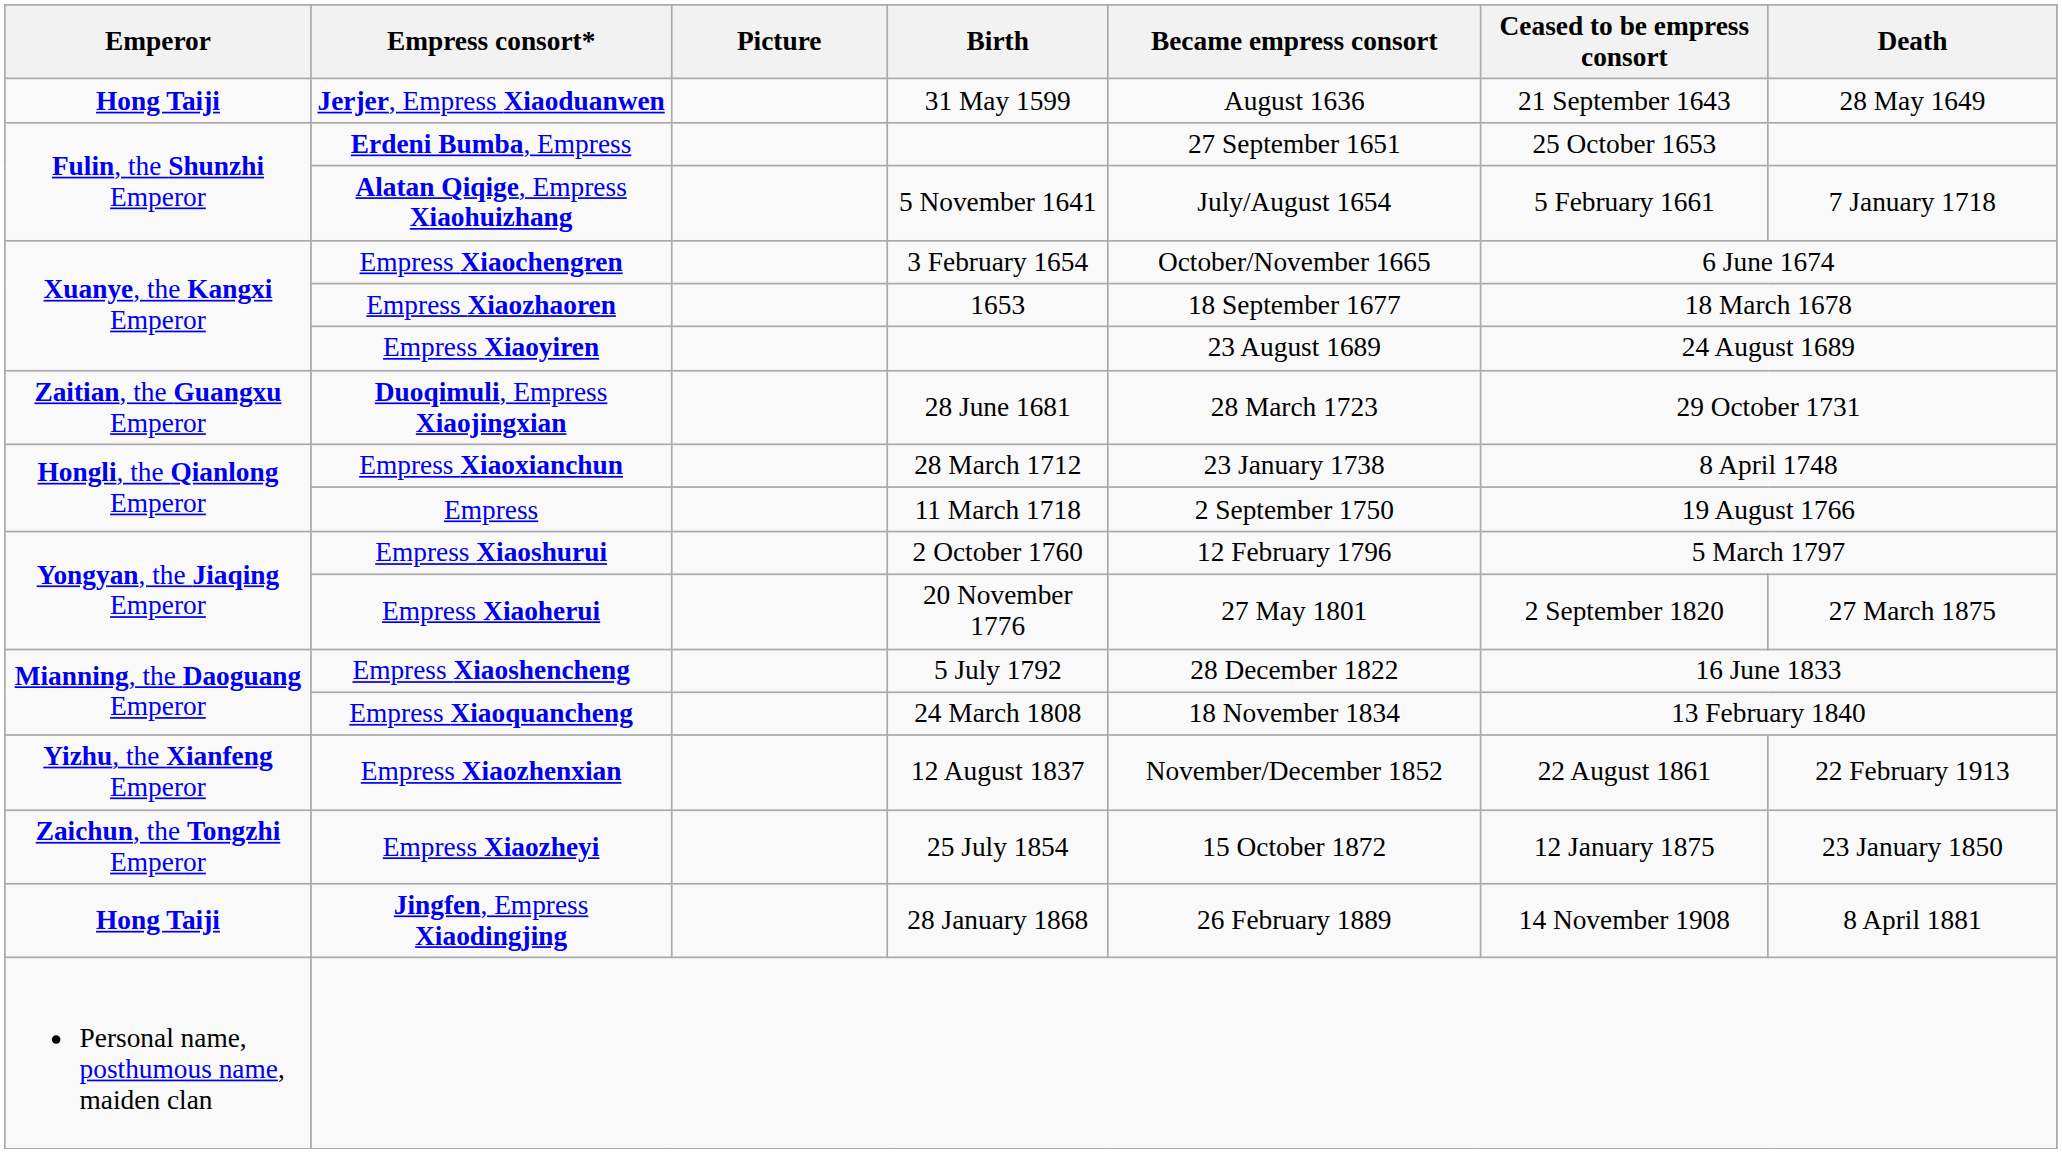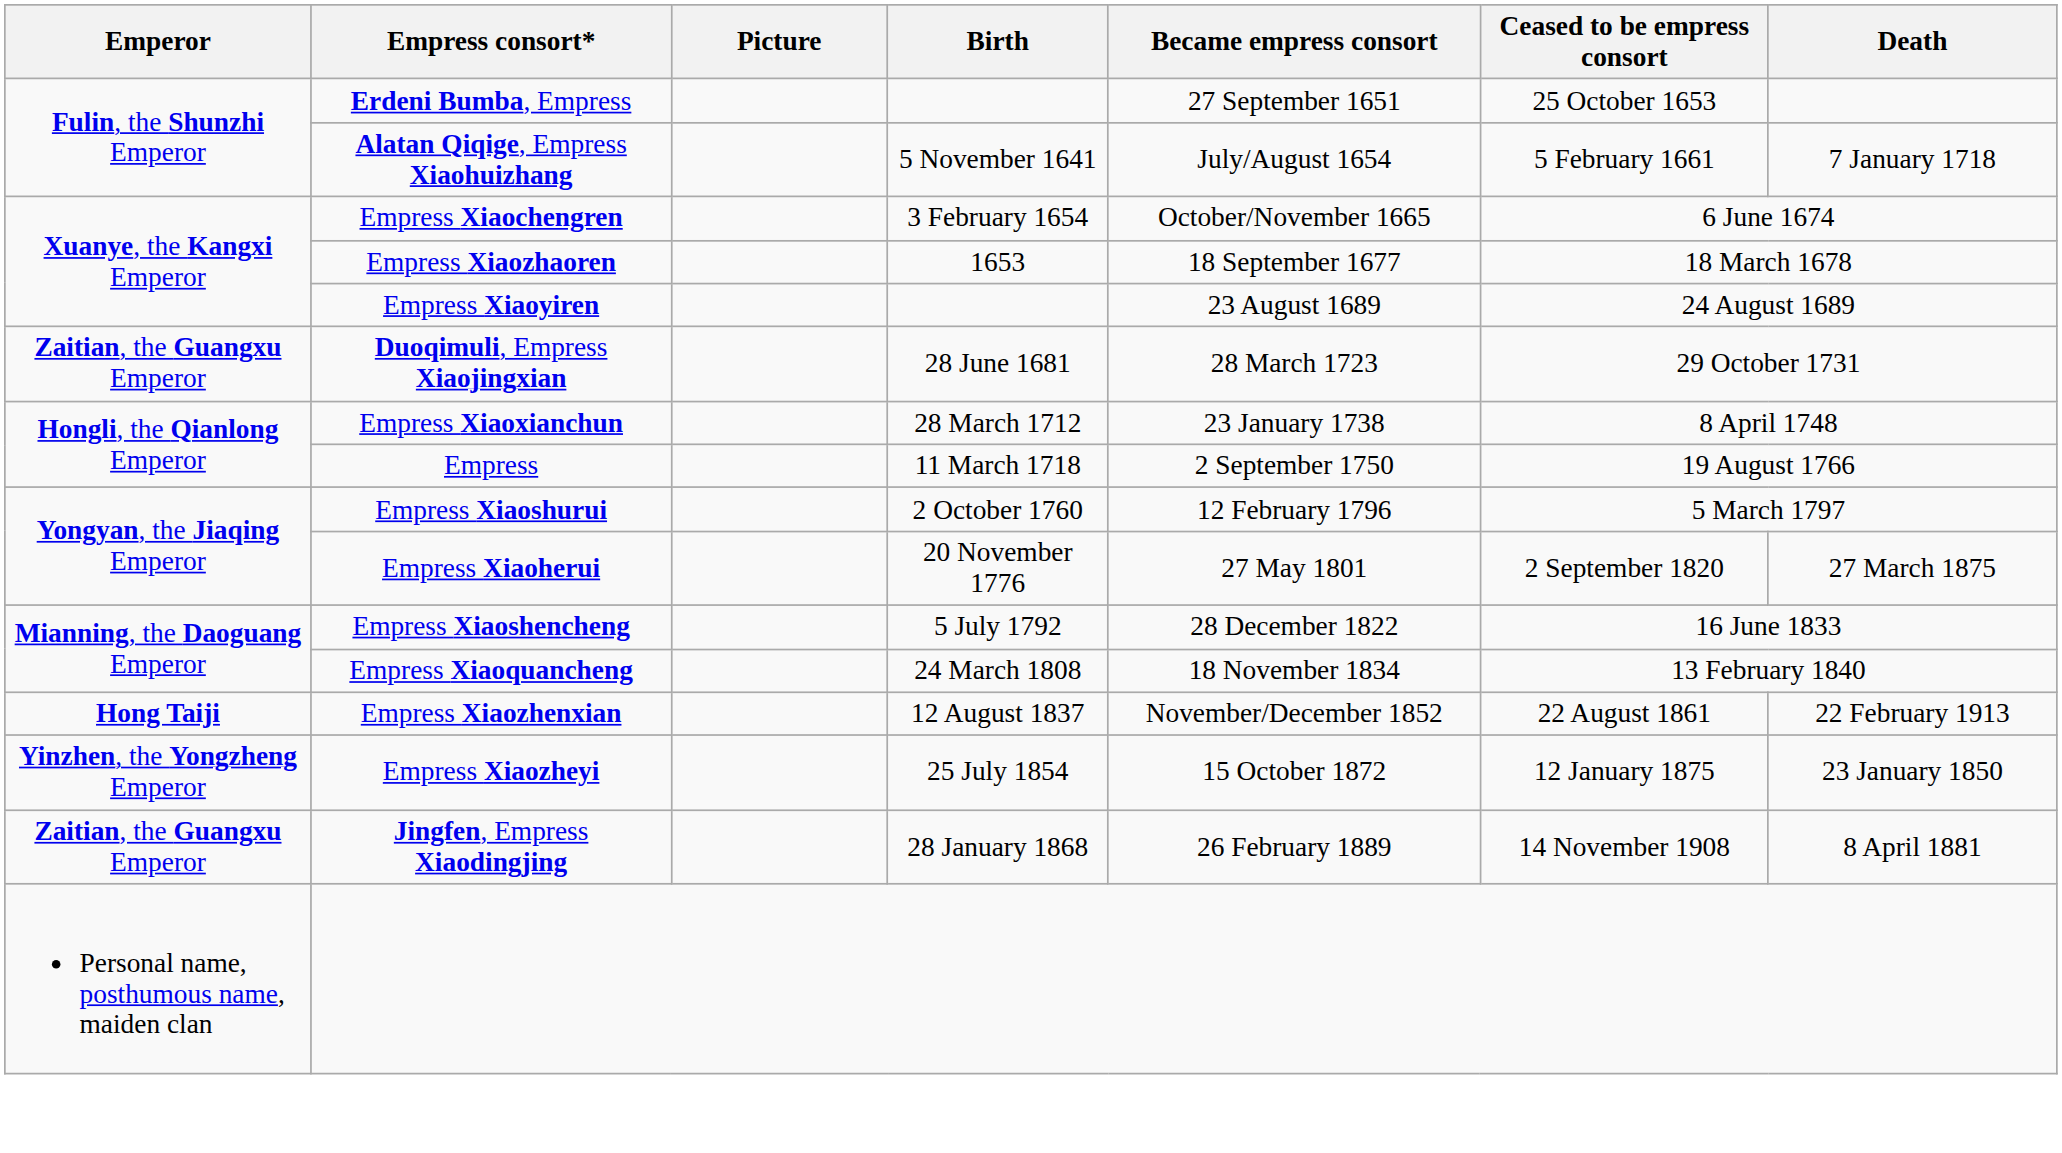- row: (491, 100)
(158, 772) Yizhu, the Xianfeng Emperor -> (158, 713) Hong Taiji
(158, 846) Zaichun, the Tongzhi Emperor -> (158, 772) Yinzhen, the Yongzheng Emperor
(158, 920) Hong Taiji -> (158, 846) Zaitian, the Guangxu Emperor
